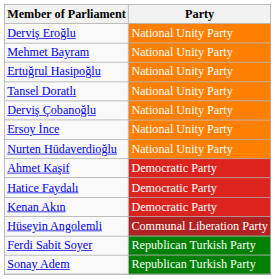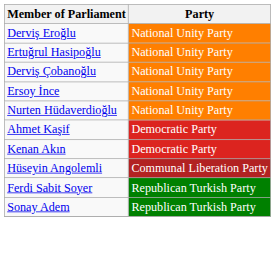- row: (48, 52)
- row: (42, 91)
- row: (43, 187)
